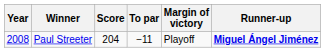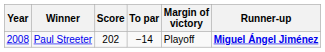(111, 40) 204 -> (111, 40) 202
(144, 40) −11 -> (144, 40) −14
